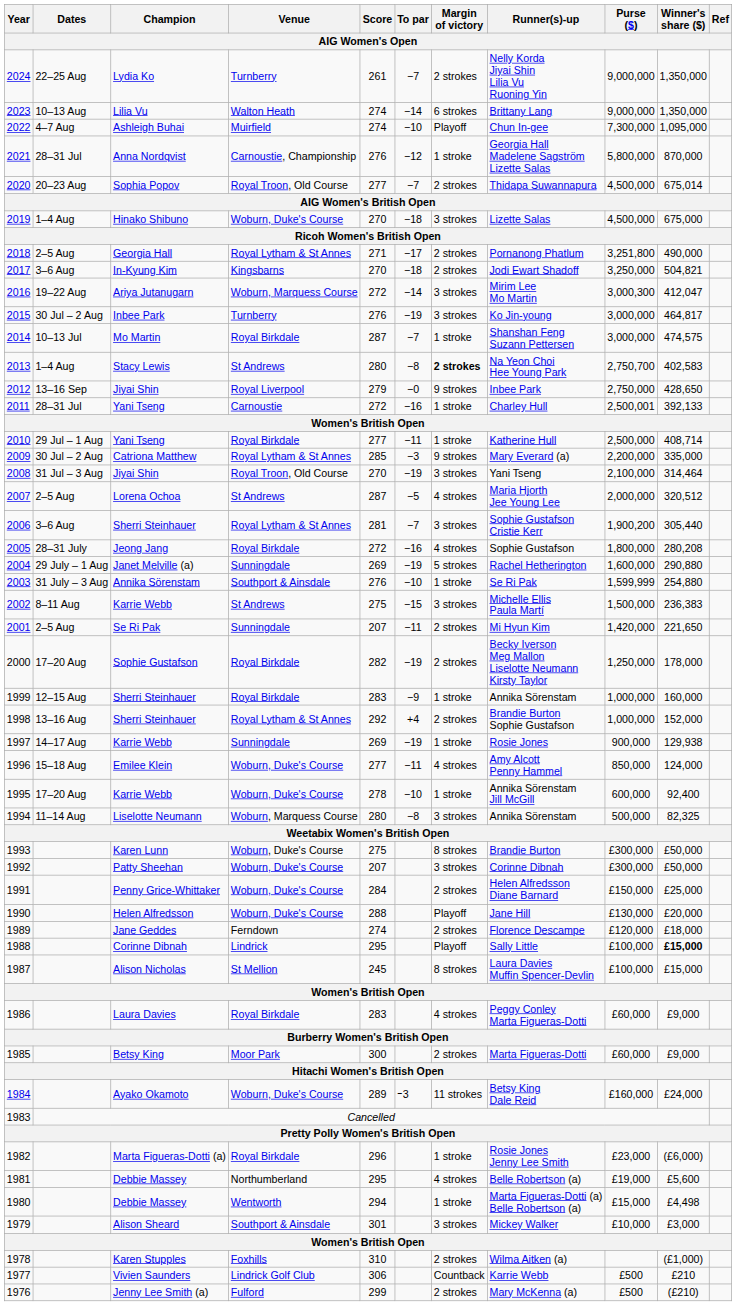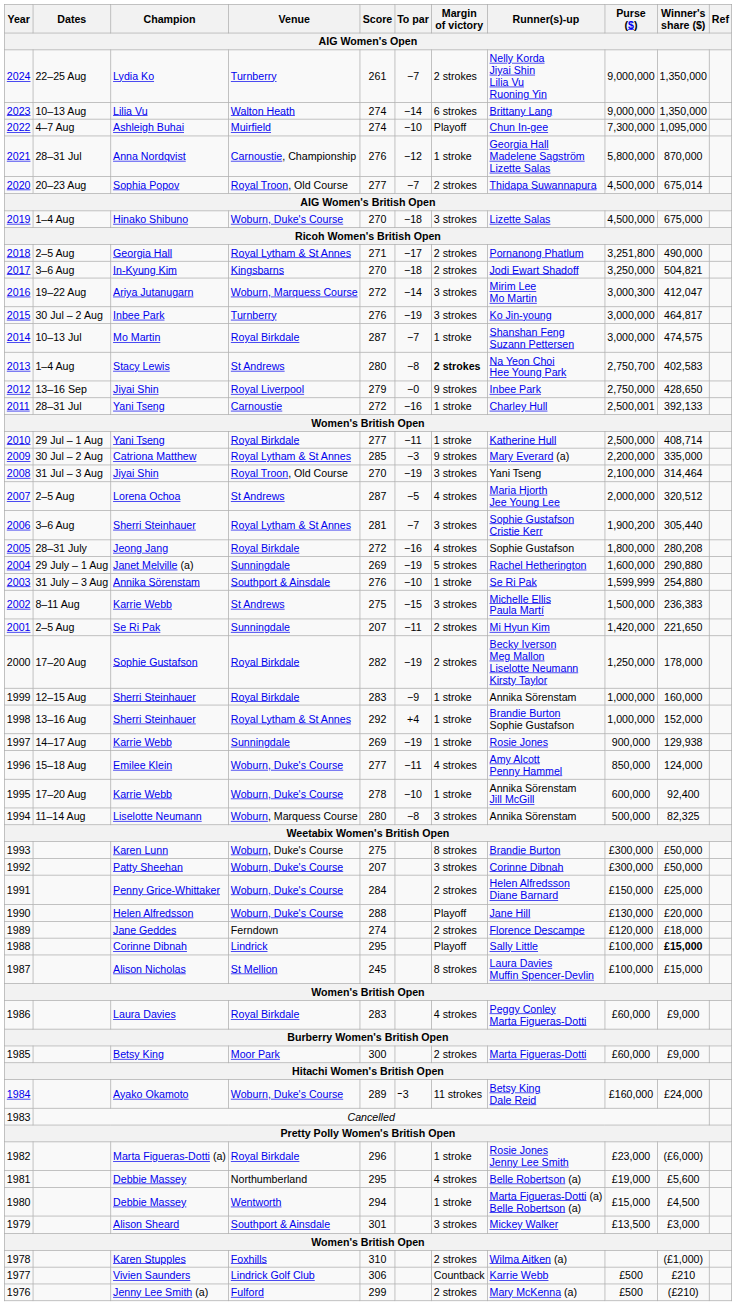(455, 720) 2 strokes -> (453, 720) 1 stroke
(683, 1202) £4,498 -> (683, 1202) £4,500
(631, 1225) £10,000 -> (631, 1225) £13,500
